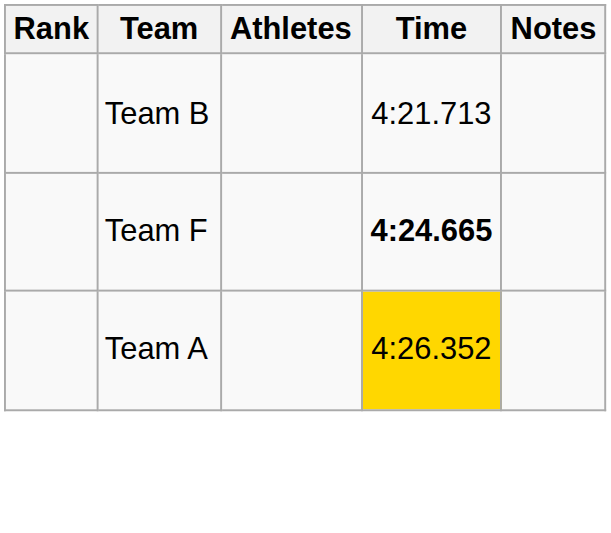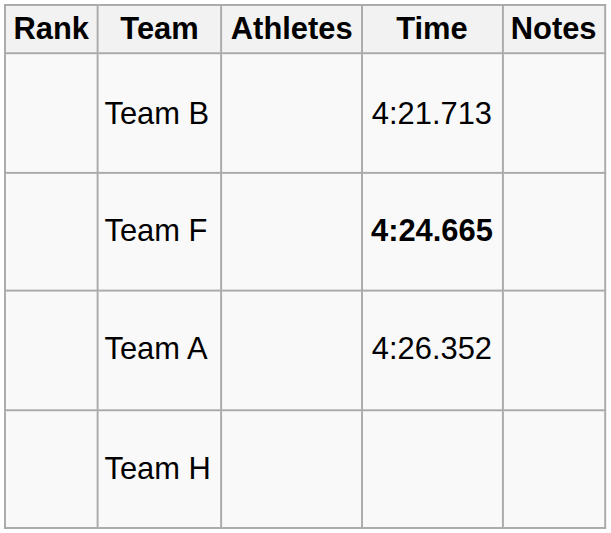(431, 349) gold background -> (432, 349) no background
+ row: (158, 468)
